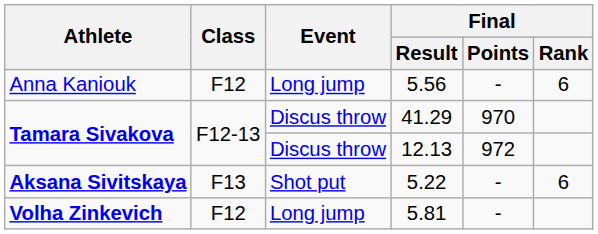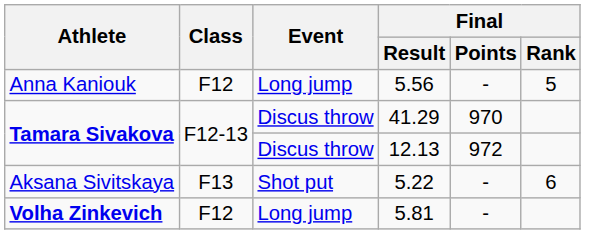(563, 85) 6 -> (551, 85) 5
(98, 182) bold -> (92, 182) normal
